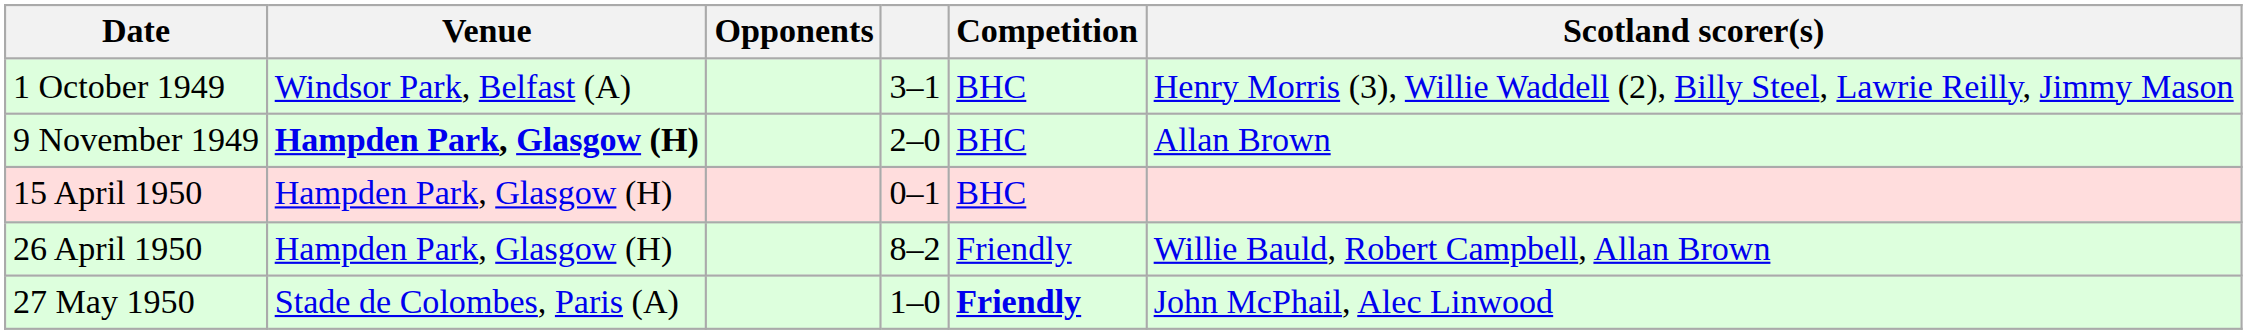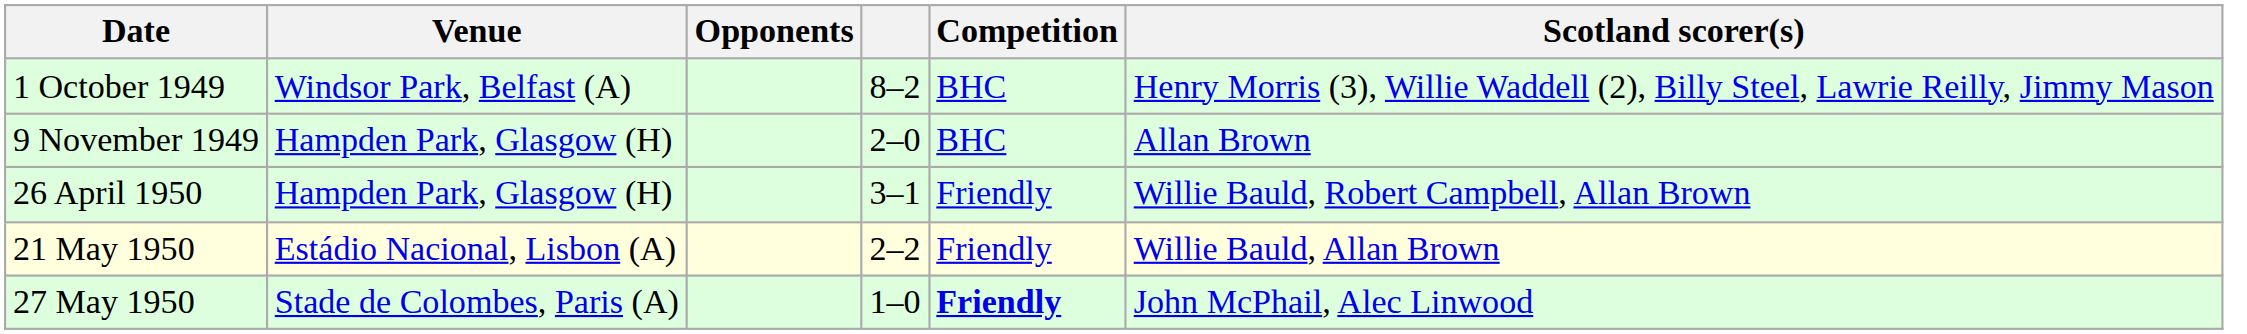(915, 85) 3–1 -> (895, 85) 8–2
(487, 139) bold -> (473, 139) normal
- row: (108, 193)
(915, 247) 8–2 -> (895, 193) 3–1
+ row: (104, 247)
